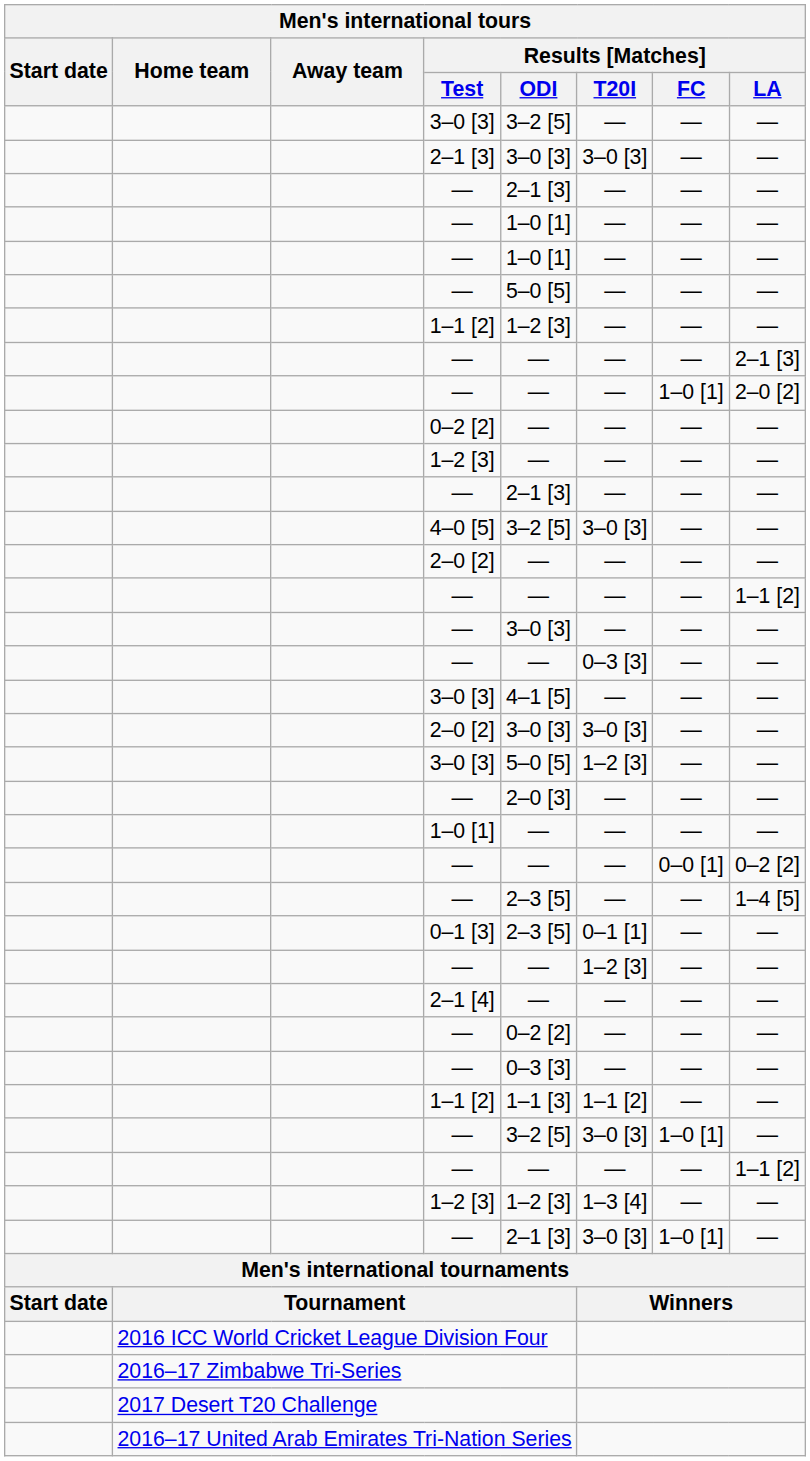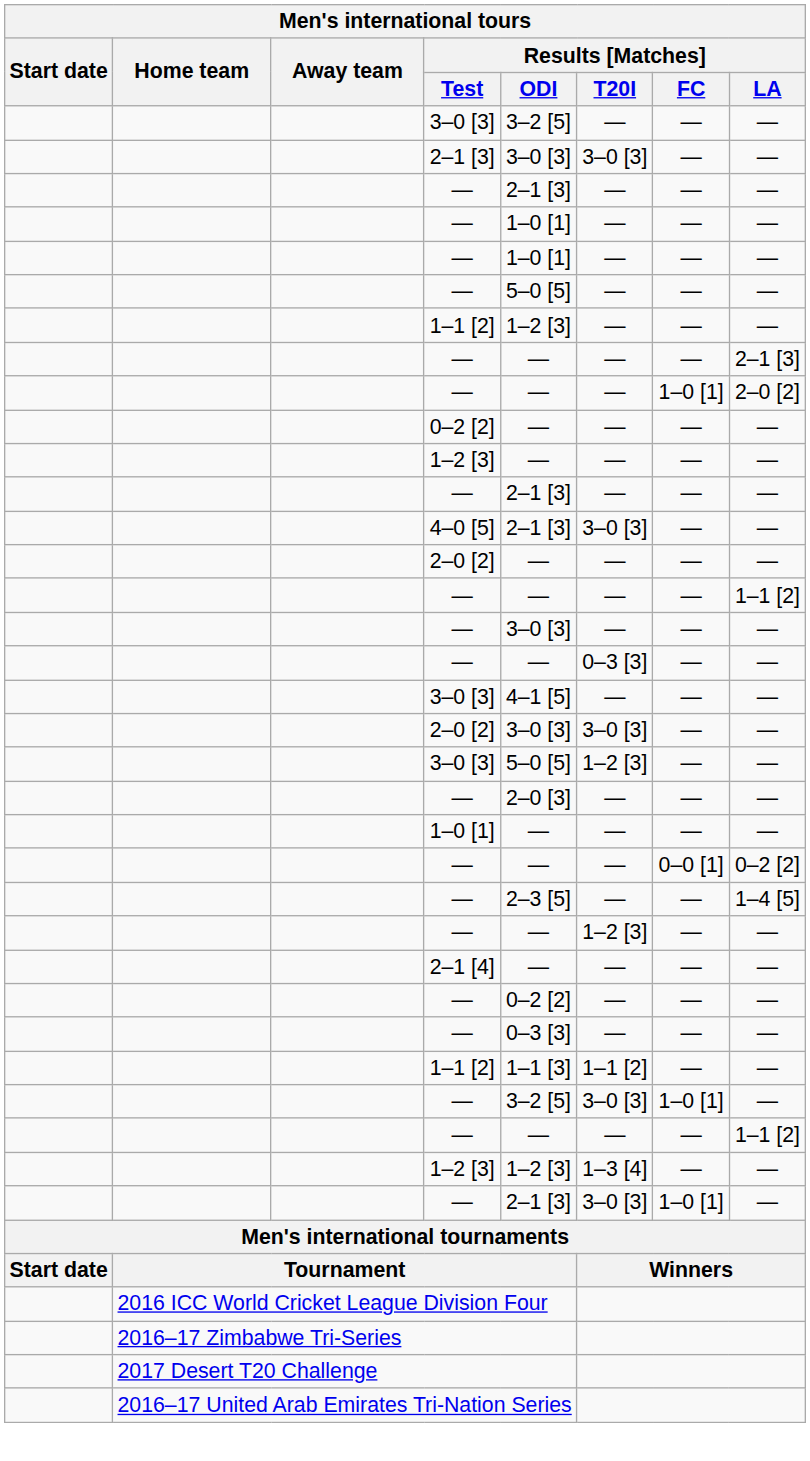(538, 527) 3–2 [5] -> (538, 527) 2–1 [3]
- row: (192, 933)
